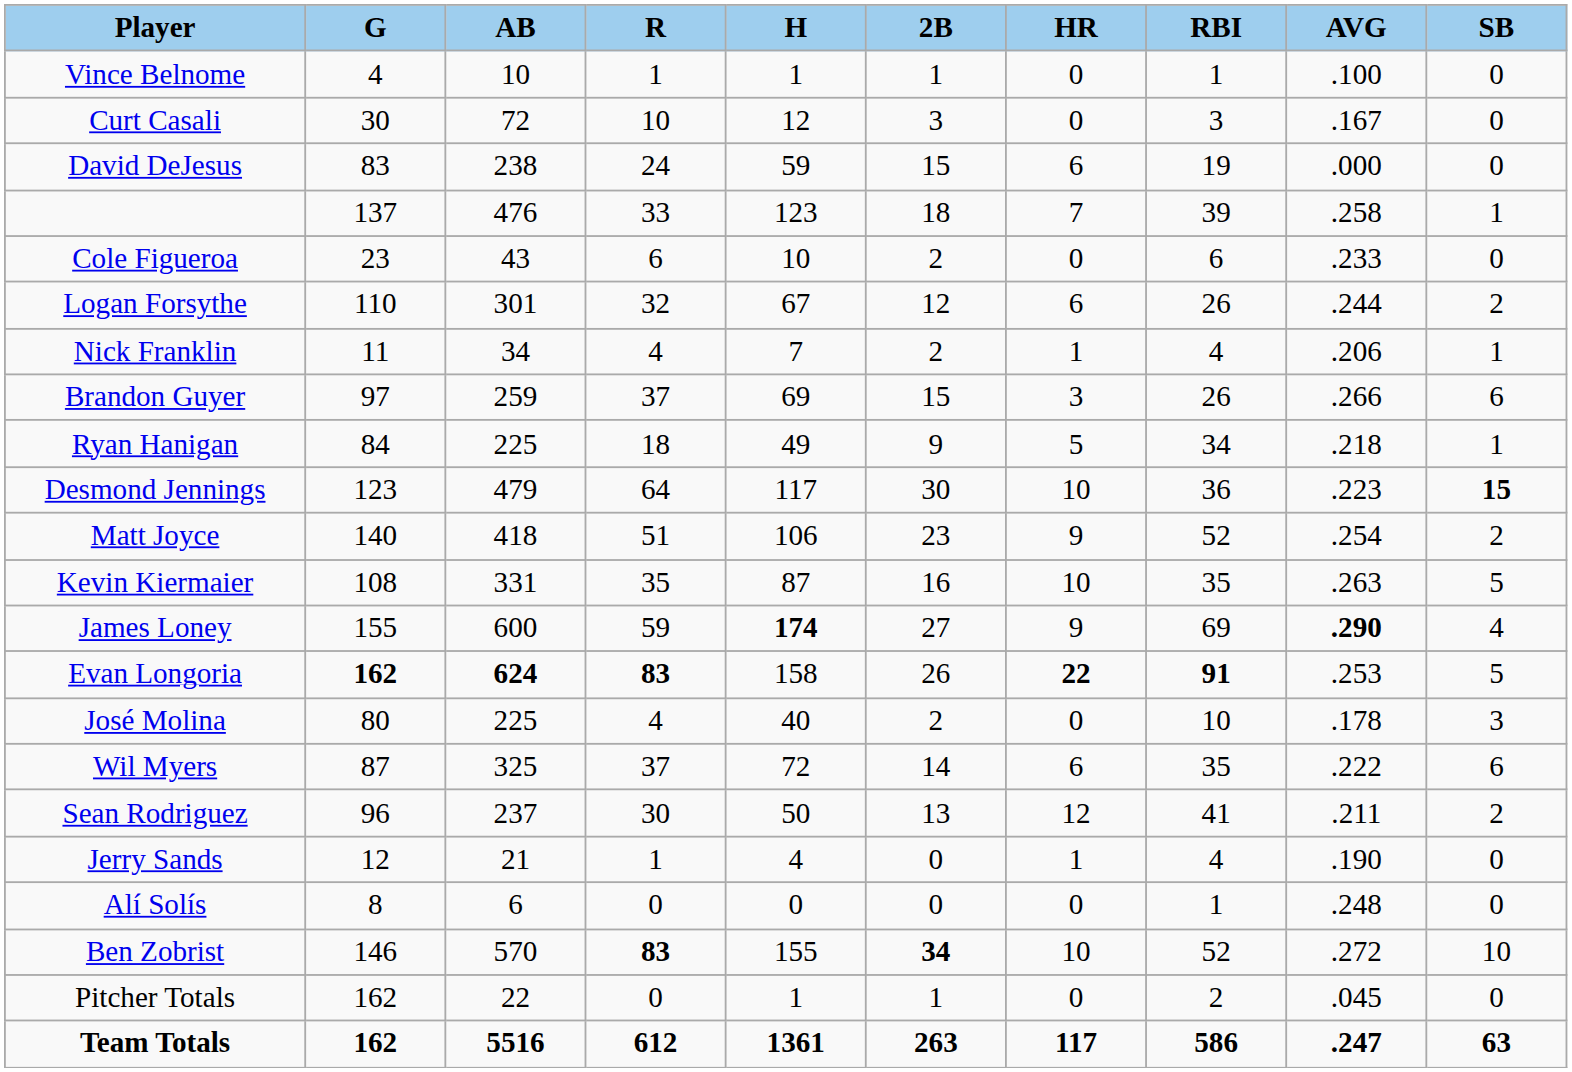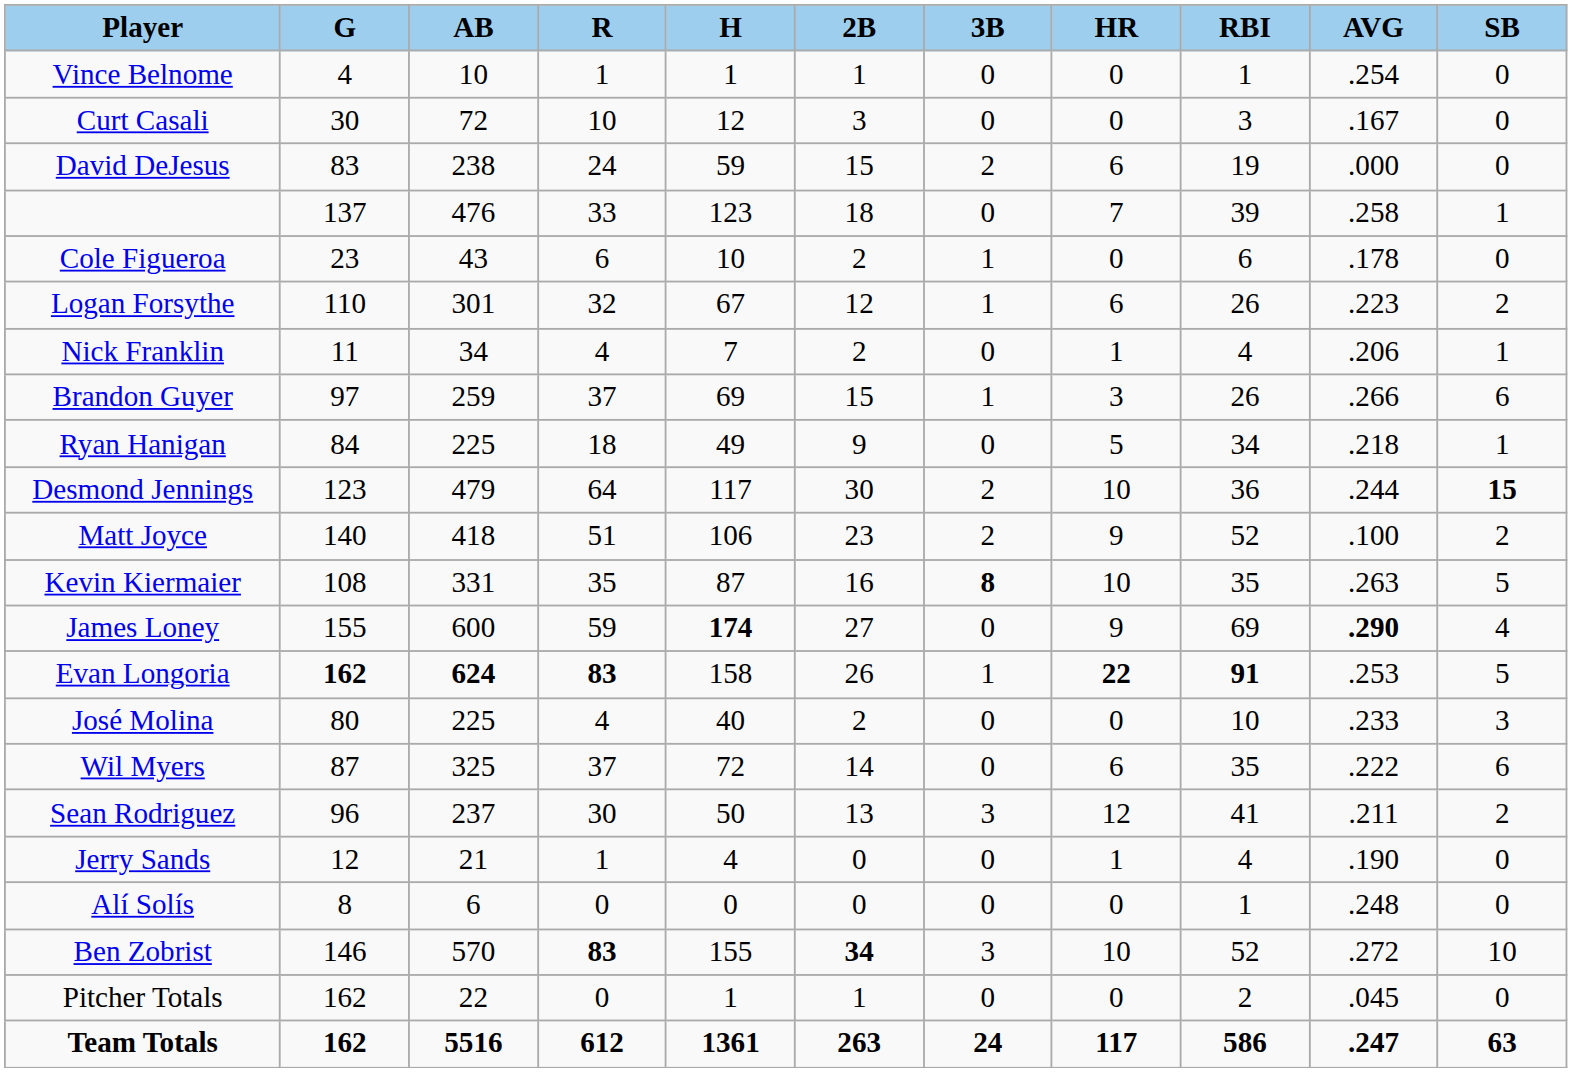+ column: (988, 27)
(1356, 73) .100 -> (1374, 73) .254
(1356, 258) .233 -> (1374, 258) .178
(1356, 304) .244 -> (1374, 304) .223
(1356, 489) .223 -> (1374, 489) .244
(1356, 535) .254 -> (1374, 535) .100
(1356, 720) .178 -> (1374, 720) .233
